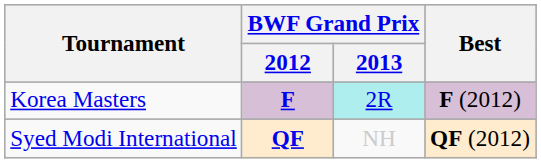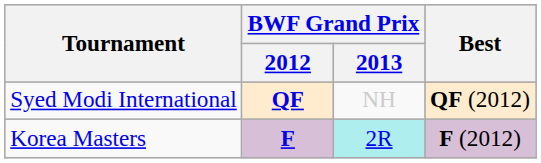rows swapped: (78, 100) <-> (123, 138)
